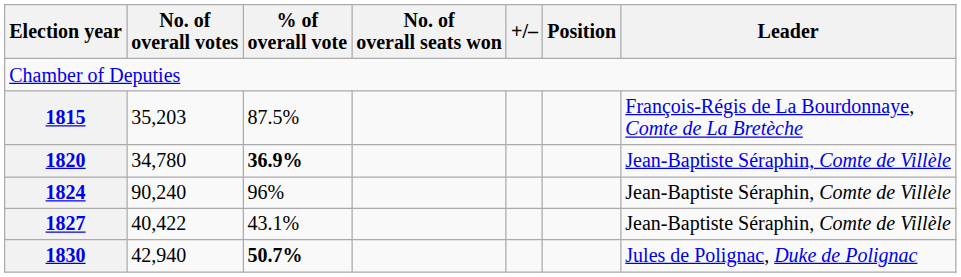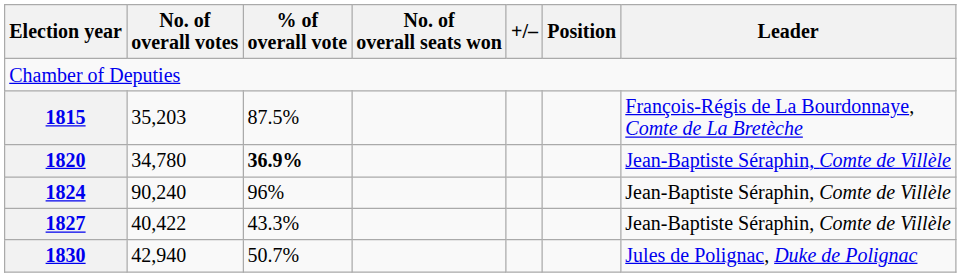(273, 223) 43.1% -> (273, 223) 43.3%
(275, 255) bold -> (273, 255) normal
